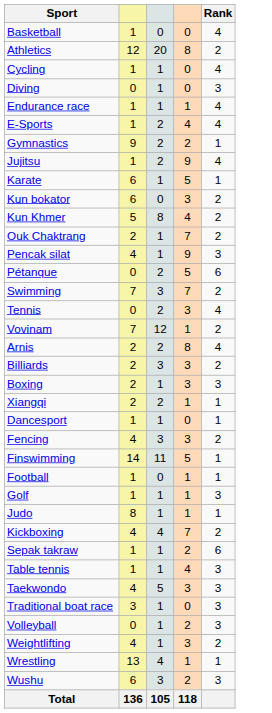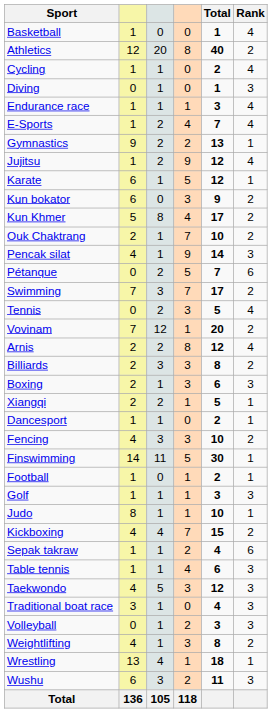+ column: (217, 13)
